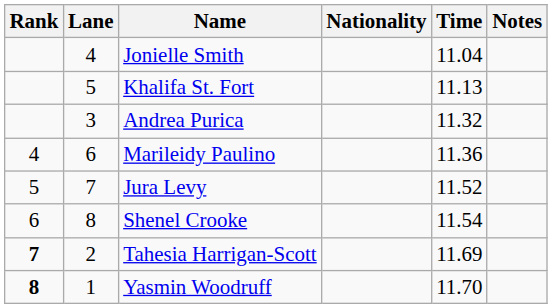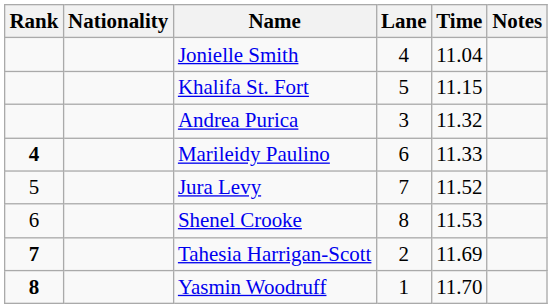columns swapped: (91, 21) <-> (376, 21)
(459, 87) 11.13 -> (459, 87) 11.15
(34, 154) normal -> (34, 154) bold
(459, 154) 11.36 -> (459, 154) 11.33
(459, 220) 11.54 -> (459, 220) 11.53
